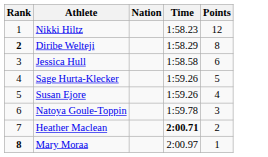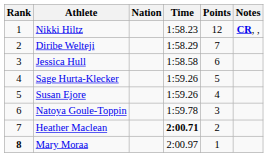+ column: (248, 12)
(19, 45) bold -> (19, 45) normal
(217, 45) 8 -> (217, 45) 7
